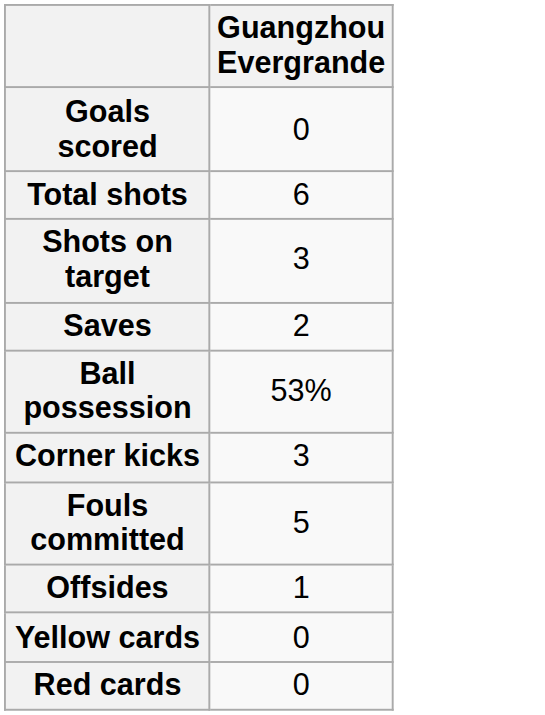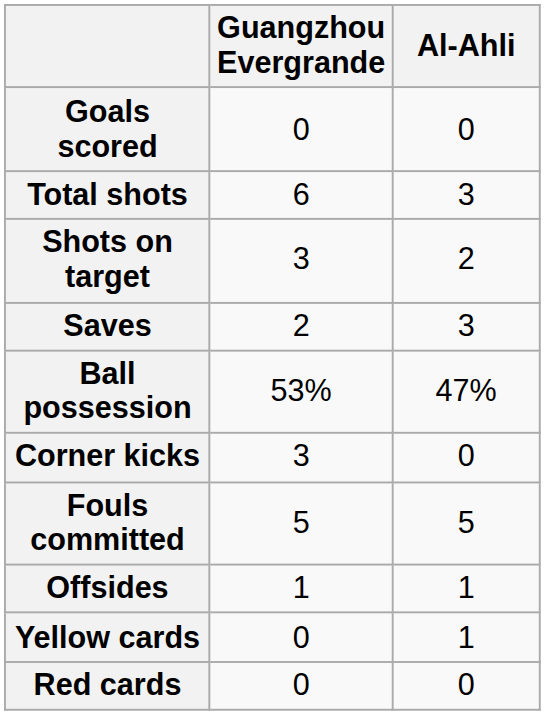+ column: (466, 45)
